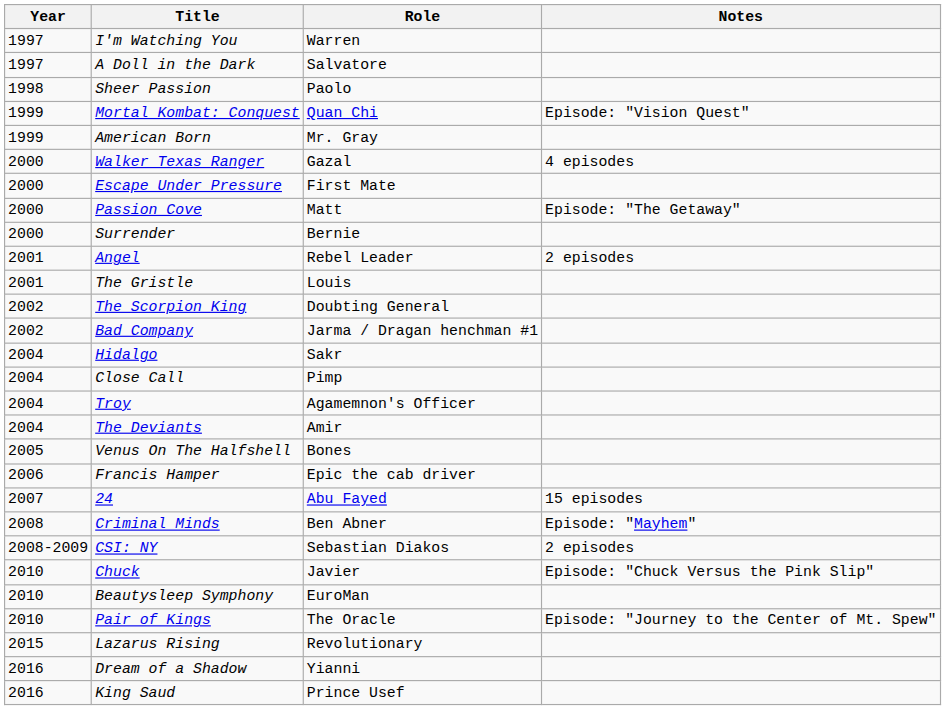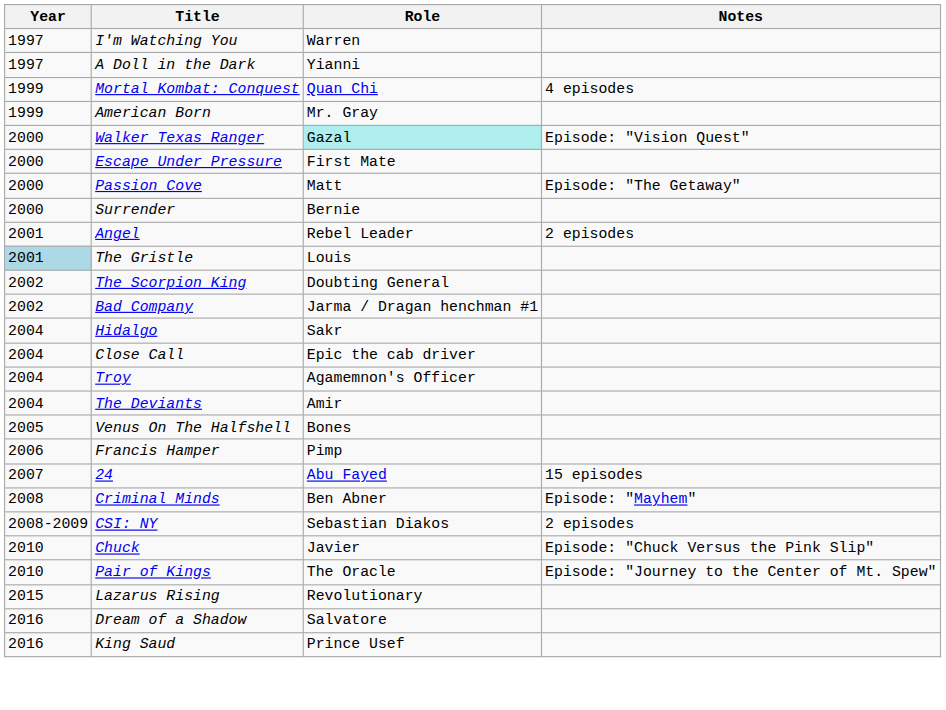(347, 65) Salvatore -> (333, 65) Yianni
- row: (153, 89)
(647, 113) Episode: "Vision Quest" -> (590, 89) 4 episodes
(329, 162) no background -> (329, 137) paleturquoise background
(590, 162) 4 episodes -> (647, 137) Episode: "Vision Quest"
(26, 282) no background -> (26, 258) lightblue background
(325, 379) Pimp -> (391, 355) Epic the cab driver
(391, 476) Epic the cab driver -> (325, 451) Pimp
- row: (184, 596)
(333, 669) Yianni -> (347, 620) Salvatore
